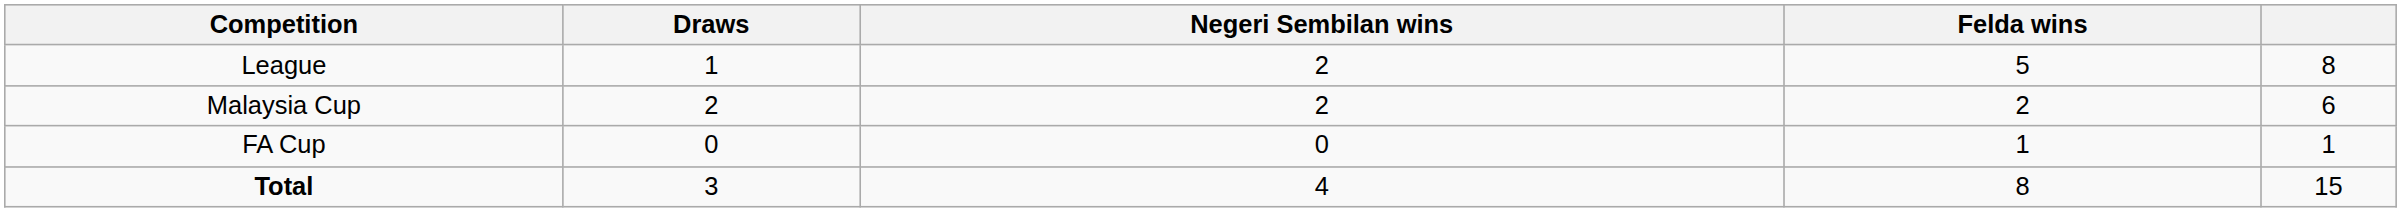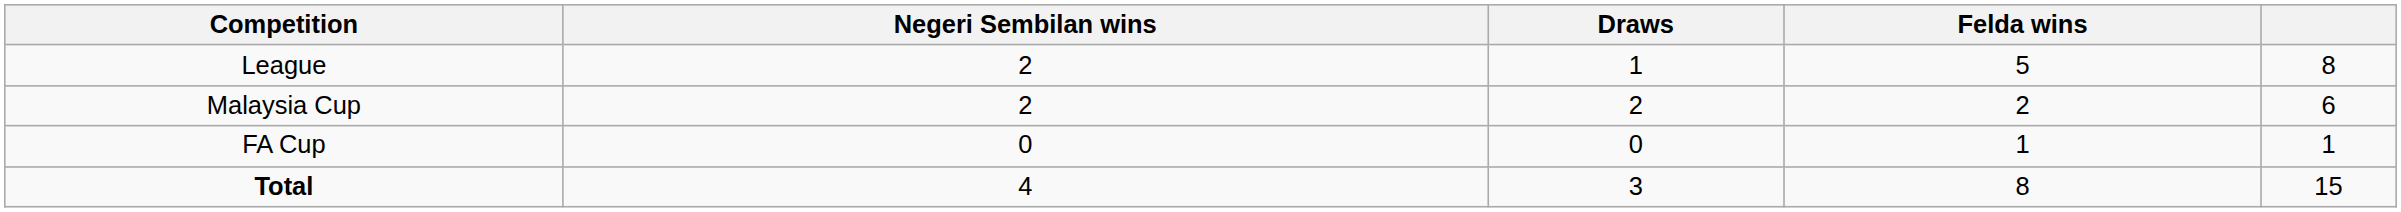columns swapped: (1322, 24) <-> (711, 24)
